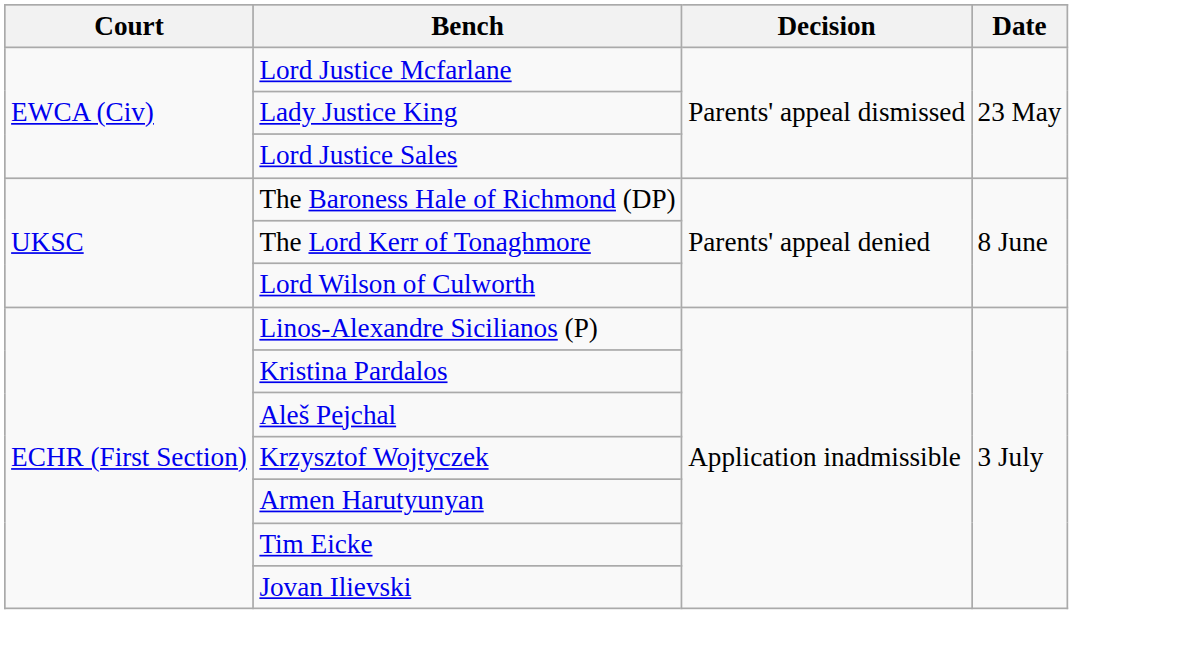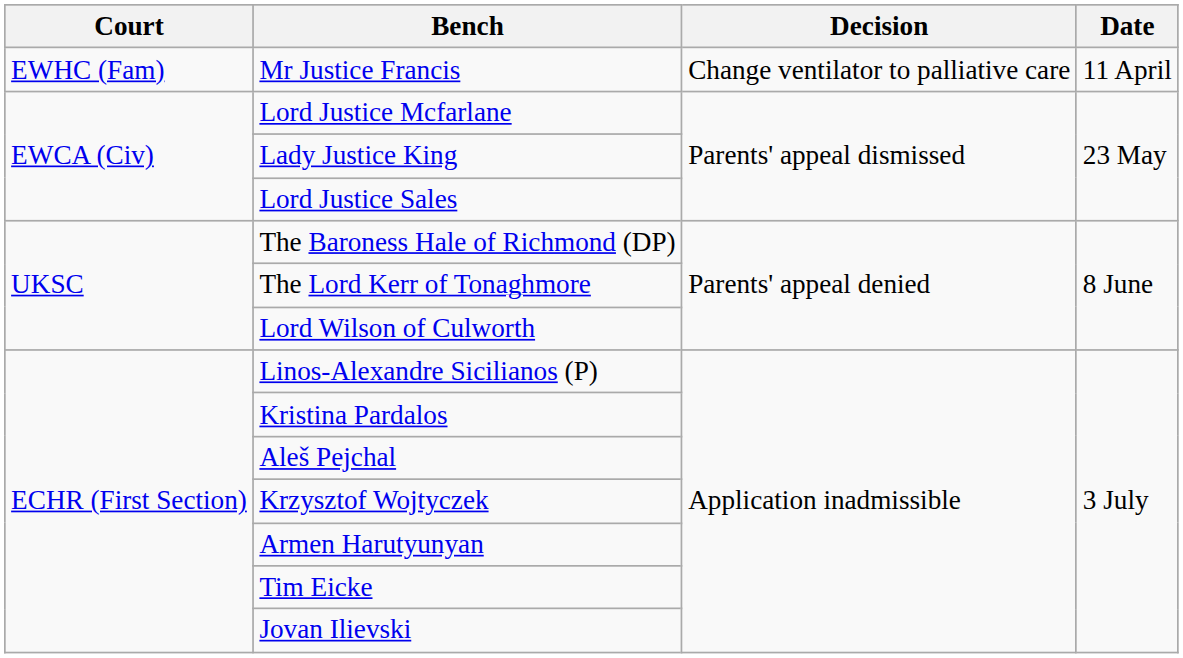+ row: (360, 69)
